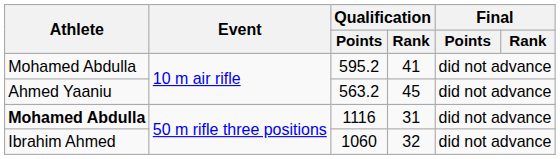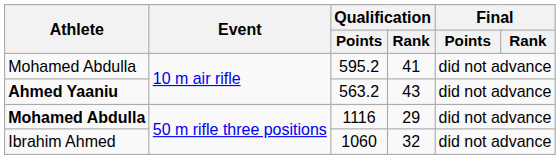(60, 92) normal -> (63, 92) bold
(411, 92) 45 -> (411, 92) 43
(411, 117) 31 -> (411, 117) 29
